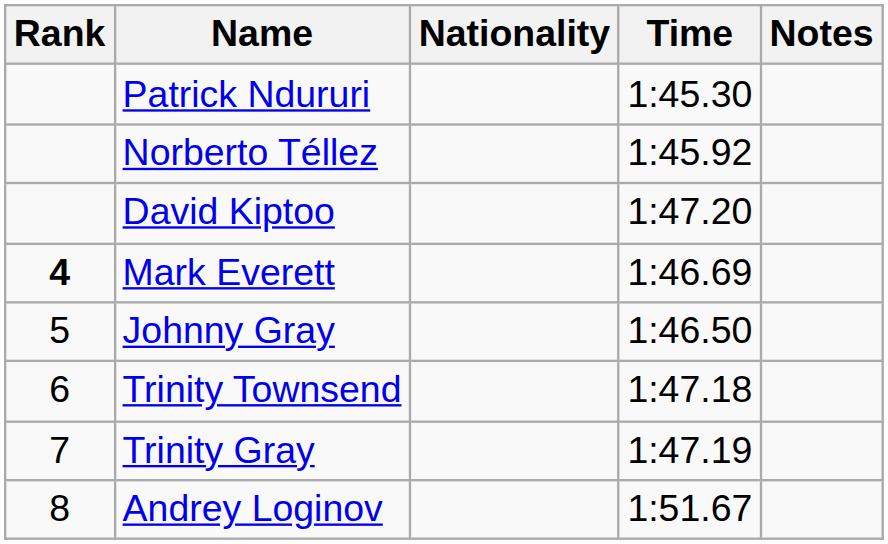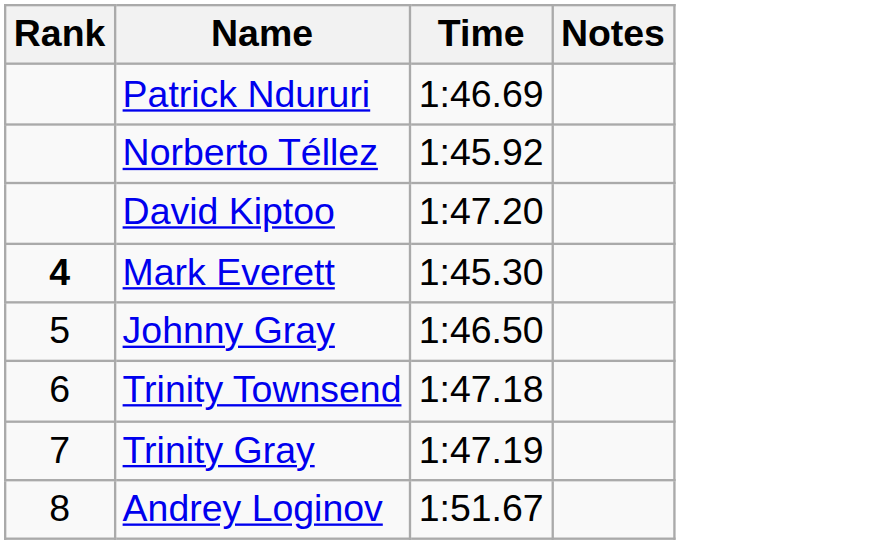- column: (514, 34)
(690, 93) 1:45.30 -> (481, 93) 1:46.69
(690, 271) 1:46.69 -> (481, 271) 1:45.30
